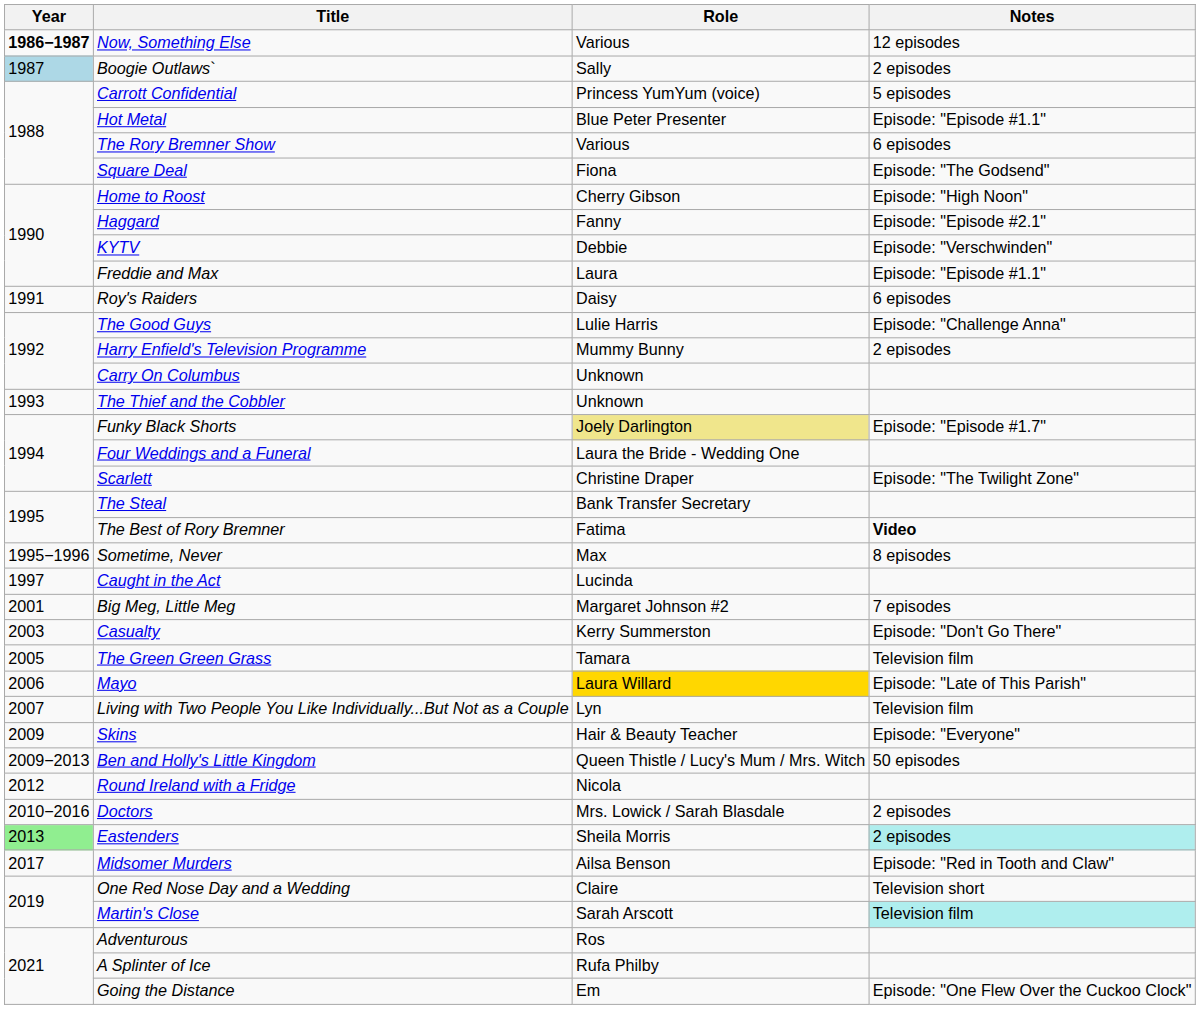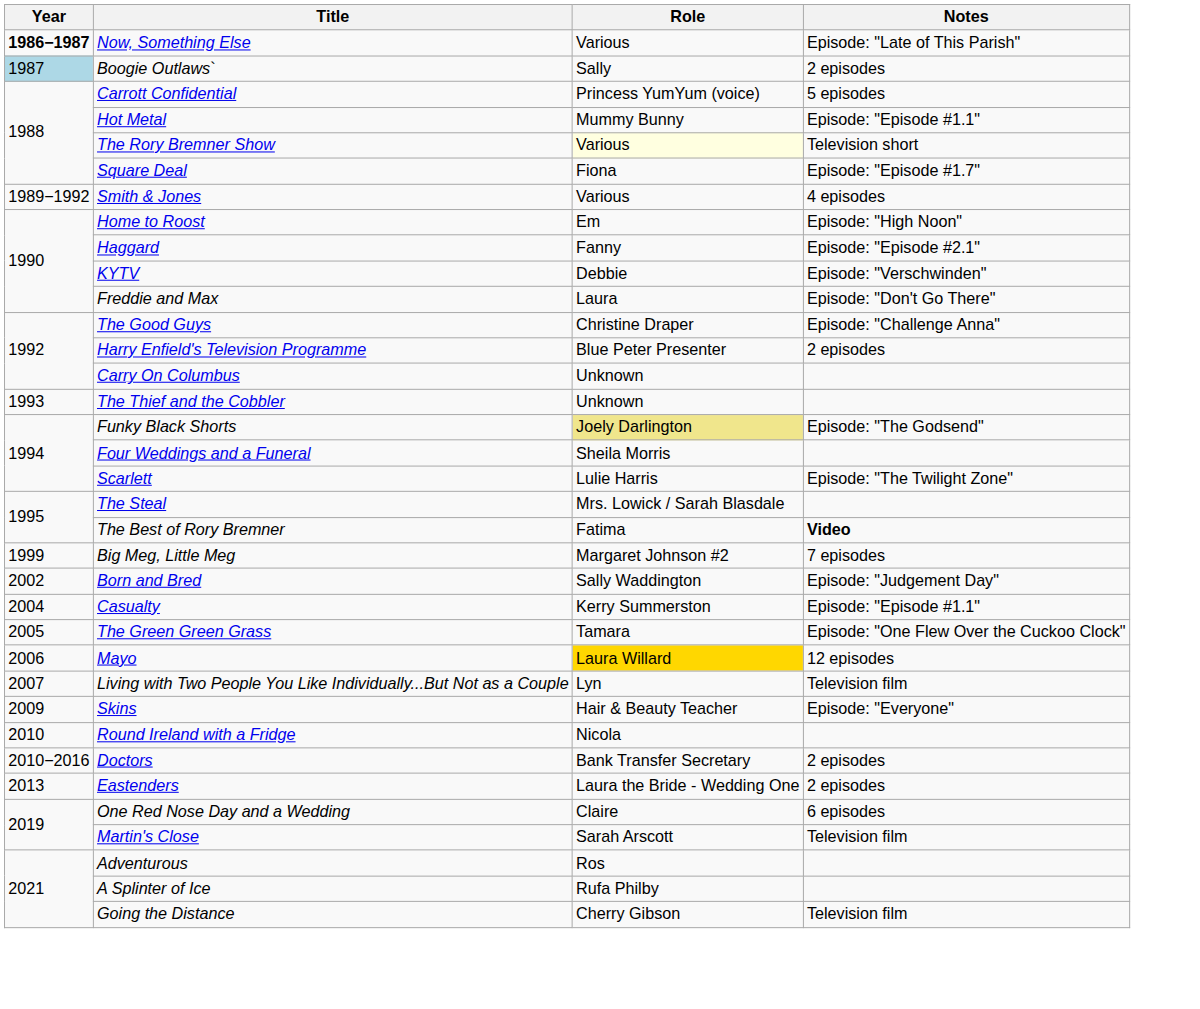(916, 42) 12 episodes -> (914, 42) Episode: "Late of This Parish"
(651, 119) Blue Peter Presenter -> (630, 119) Mummy Bunny
(603, 145) no background -> (603, 145) lightyellow background
(912, 145) 6 episodes -> (863, 145) Television short
(961, 171) Episode: "The Godsend" -> (894, 171) Episode: "Episode #1.7"
+ row: (149, 196)
(628, 196) Cherry Gibson -> (588, 222) Em
(959, 273) Episode: "Episode #1.1" -> (901, 299) Episode: "Don't Go There"
- row: (147, 299)
(617, 324) Lulie Harris -> (635, 324) Christine Draper
(630, 350) Mummy Bunny -> (651, 350) Blue Peter Presenter
(959, 427) Episode: "Episode #1.7" -> (895, 427) Episode: "The Godsend"
(688, 453) Laura the Bride - Wedding One -> (623, 453) Sheila Morris
(635, 478) Christine Draper -> (617, 478) Lulie Harris
(663, 504) Bank Transfer Secretary -> (680, 504) Mrs. Lowick / Sarah Blasdale
- row: (159, 555)
- row: (159, 581)
(26, 606) 2001 -> (26, 555) 1999
+ row: (149, 581)
(26, 632) 2003 -> (26, 606) 2004
(967, 632) Episode: "Don't Go There" -> (894, 606) Episode: "Episode #1.1"
(923, 658) Television film -> (966, 632) Episode: "One Flew Over the Cuckoo Clock"
(979, 683) Episode: "Late of This Parish" -> (850, 658) 12 episodes
- row: (206, 760)
(26, 786) 2012 -> (26, 734) 2010
(680, 811) Mrs. Lowick / Sarah Blasdale -> (663, 760) Bank Transfer Secretary
(26, 837) lightgreen background -> (26, 786) no background
(623, 837) Sheila Morris -> (688, 786) Laura the Bride - Wedding One
(912, 837) paleturquoise background -> (846, 786) no background
- row: (164, 863)
(928, 888) Television short -> (846, 811) 6 episodes
(923, 914) paleturquoise background -> (857, 837) no background
(588, 991) Em -> (628, 914) Cherry Gibson
(1032, 991) Episode: "One Flew Over the Cuckoo Clock" -> (857, 914) Television film
